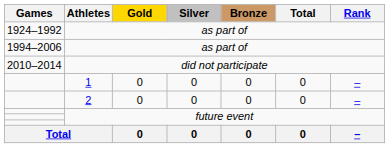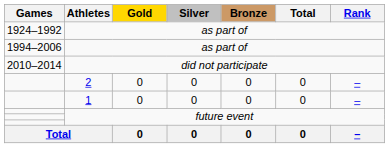rows swapped: (34, 83) <-> (34, 100)
